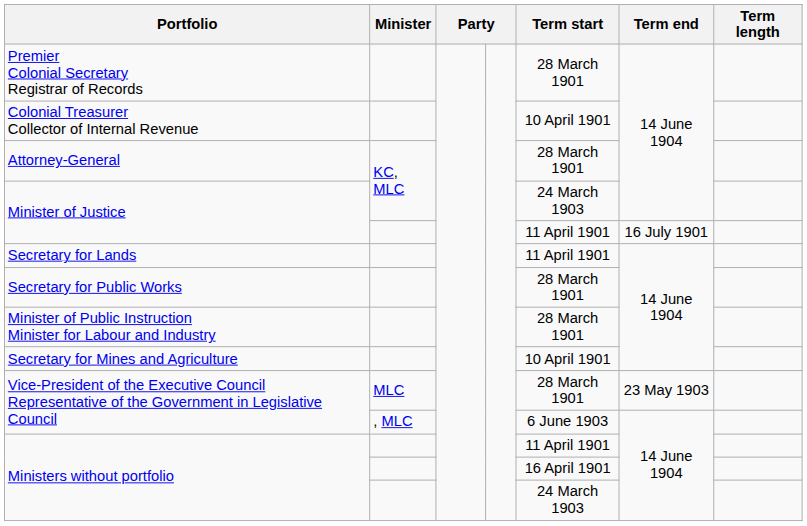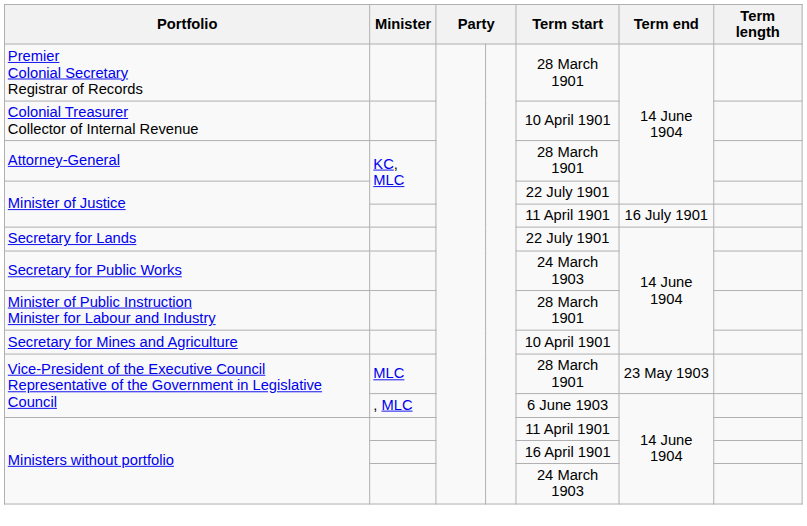(568, 200) 24 March 1903 -> (568, 192) 22 July 1901
(568, 255) 11 April 1901 -> (568, 239) 22 July 1901
(568, 287) 28 March 1901 -> (568, 270) 24 March 1903
